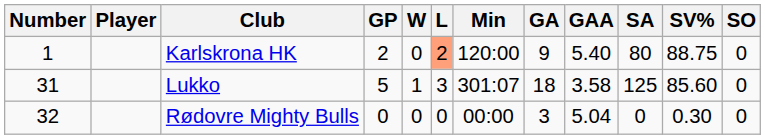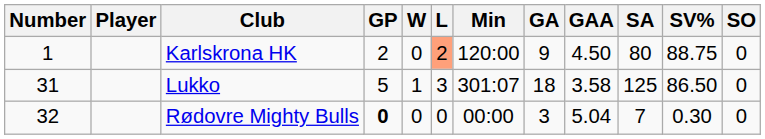(591, 52) 5.40 -> (591, 52) 4.50
(692, 85) 85.60 -> (692, 85) 86.50
(383, 117) normal -> (383, 117) bold
(640, 117) 0 -> (640, 117) 7
